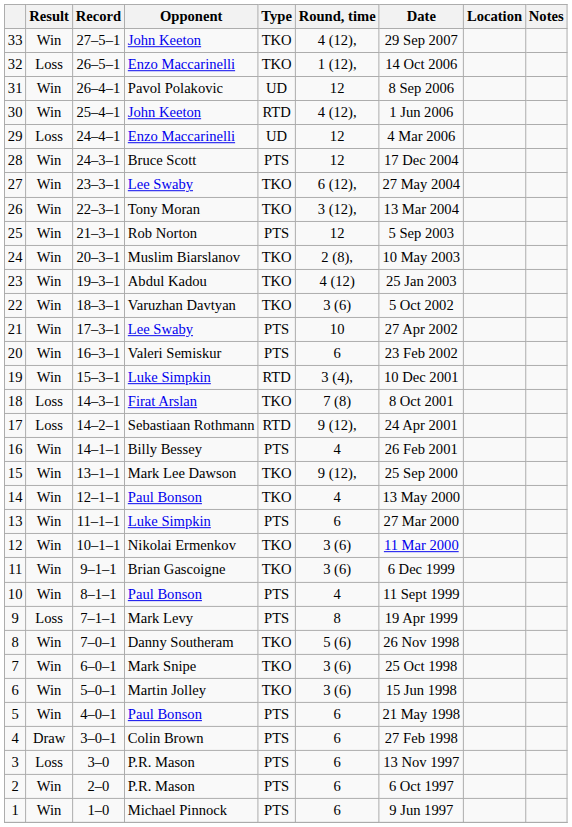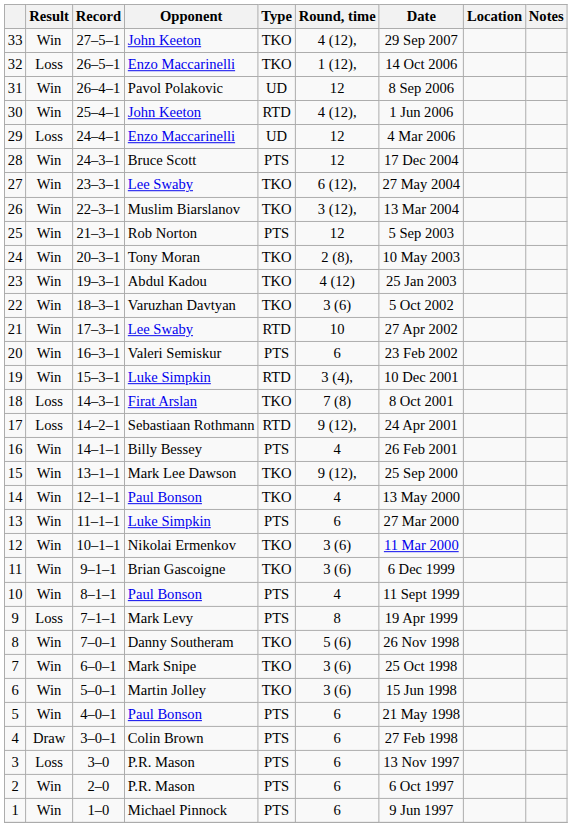(164, 209) Tony Moran -> (184, 209) Muslim Biarslanov
(184, 257) Muslim Biarslanov -> (164, 257) Tony Moran
(277, 329) PTS -> (277, 329) RTD
